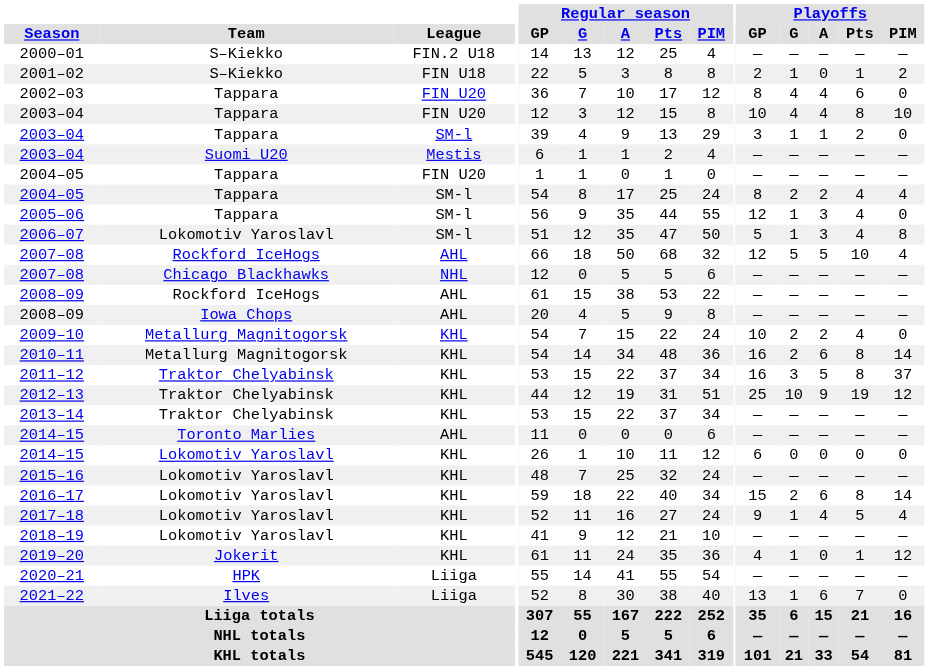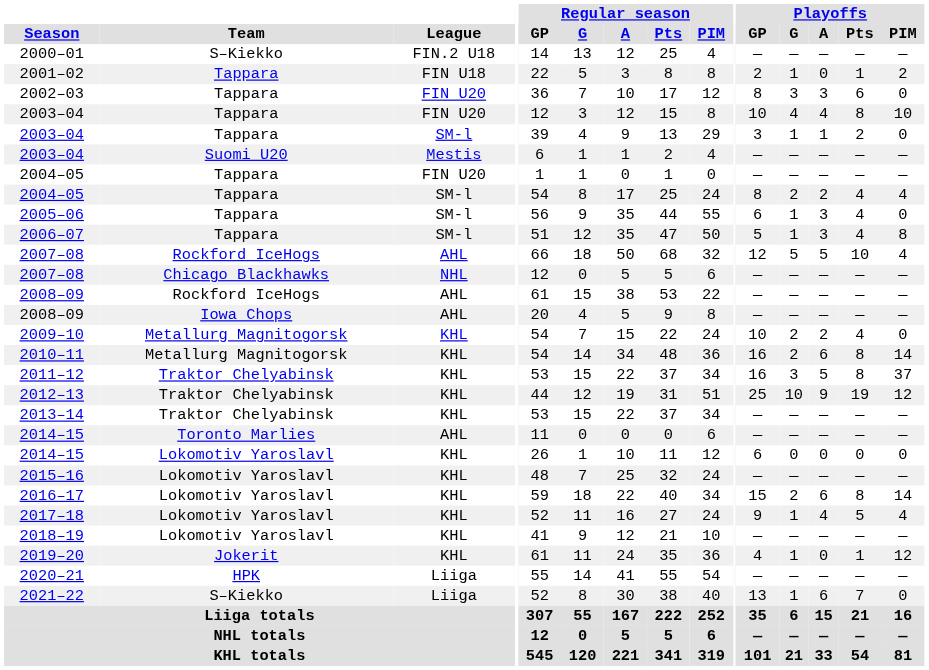(246, 74) S–Kiekko -> (246, 74) Tappara
(794, 94) 4 -> (794, 94) 3
(824, 94) 4 -> (824, 94) 3
(758, 215) 12 -> (758, 215) 6
(246, 235) Lokomotiv Yaroslavl -> (246, 235) Tappara
(246, 596) Ilves -> (246, 596) S–Kiekko
